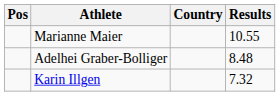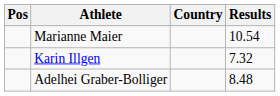(244, 36) 10.55 -> (244, 36) 10.54
rows swapped: (67, 79) <-> (101, 58)
